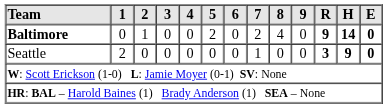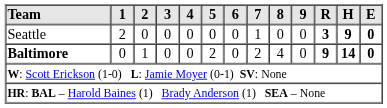rows swapped: (38, 34) <-> (27, 53)
